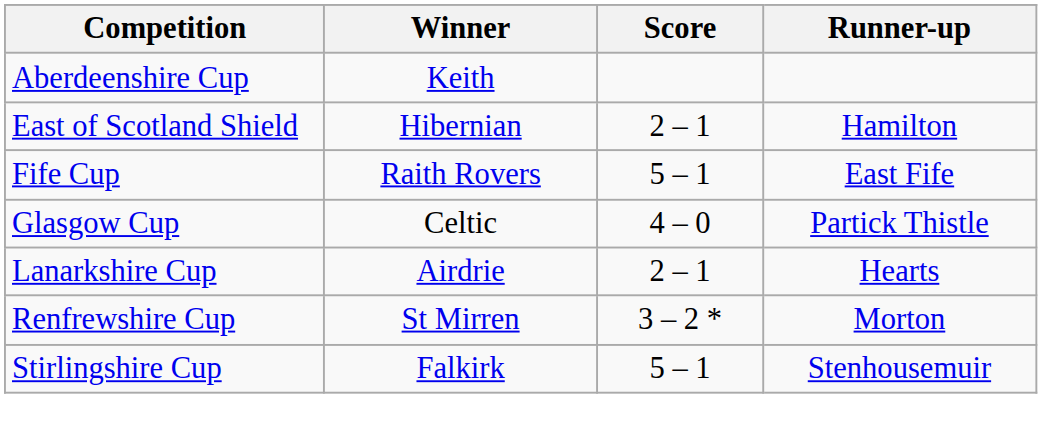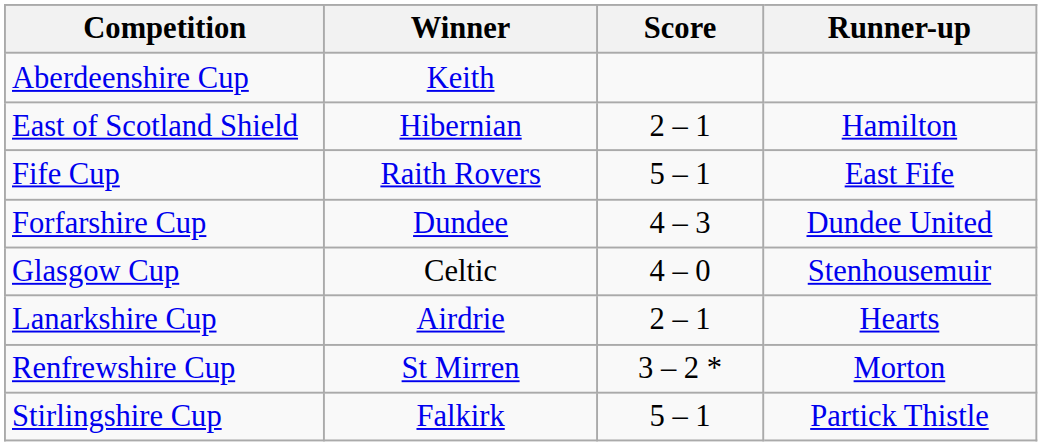+ row: (109, 222)
(899, 222) Partick Thistle -> (899, 271) Stenhousemuir
(899, 367) Stenhousemuir -> (899, 416) Partick Thistle
